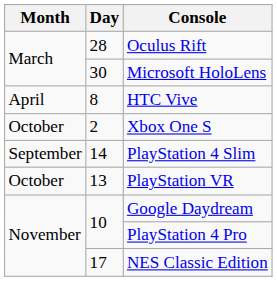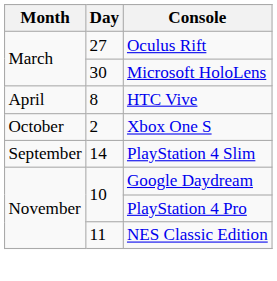(98, 45) 28 -> (98, 45) 27
- row: (180, 180)
(98, 262) 17 -> (98, 235) 11
